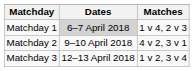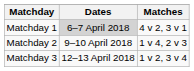(163, 27) 1 v 4, 2 v 3 -> (163, 27) 4 v 2, 3 v 1
(163, 43) 4 v 2, 3 v 1 -> (163, 43) 1 v 4, 2 v 3
